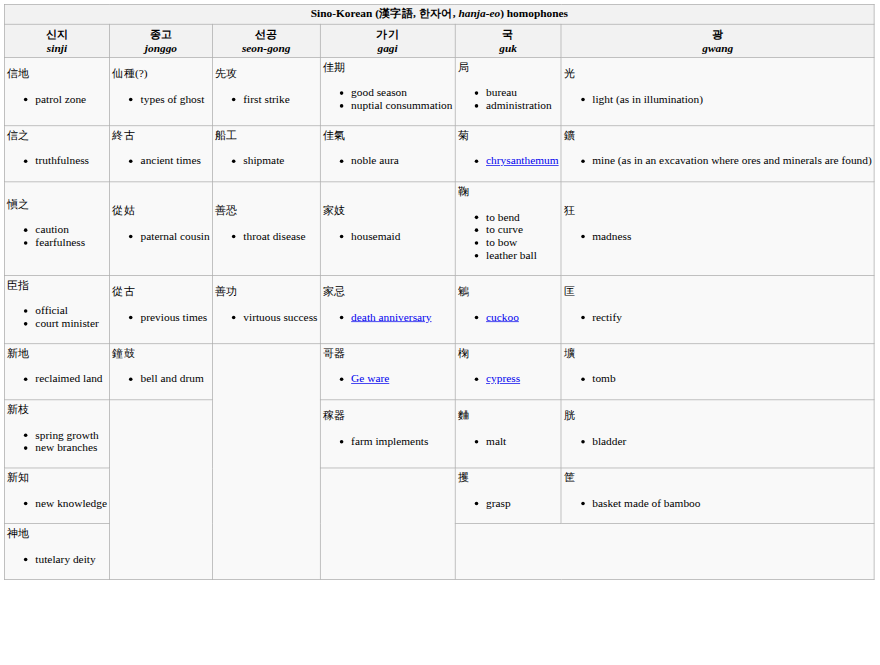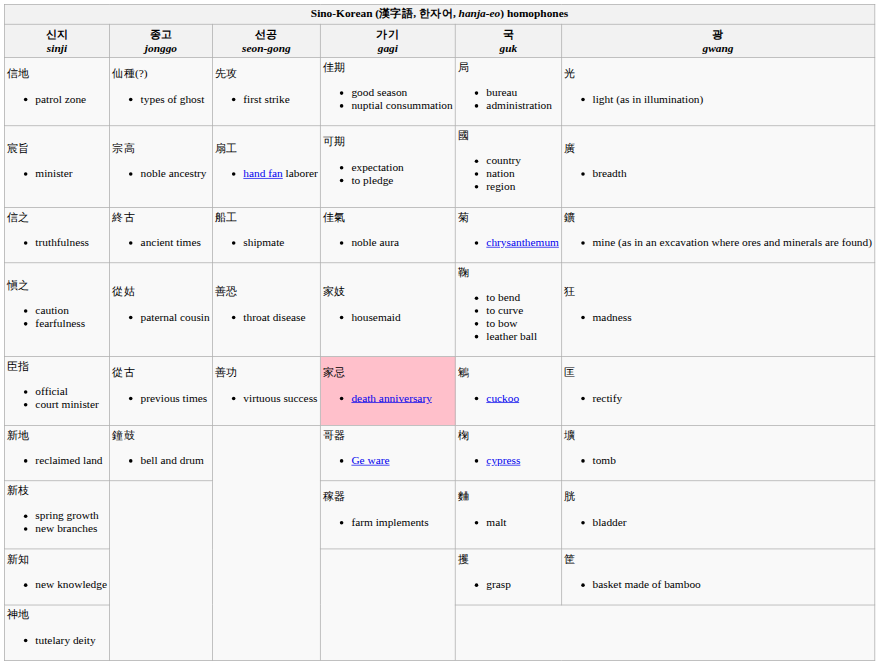+ row: (57, 161)
(388, 304) no background -> (388, 386) pink background
